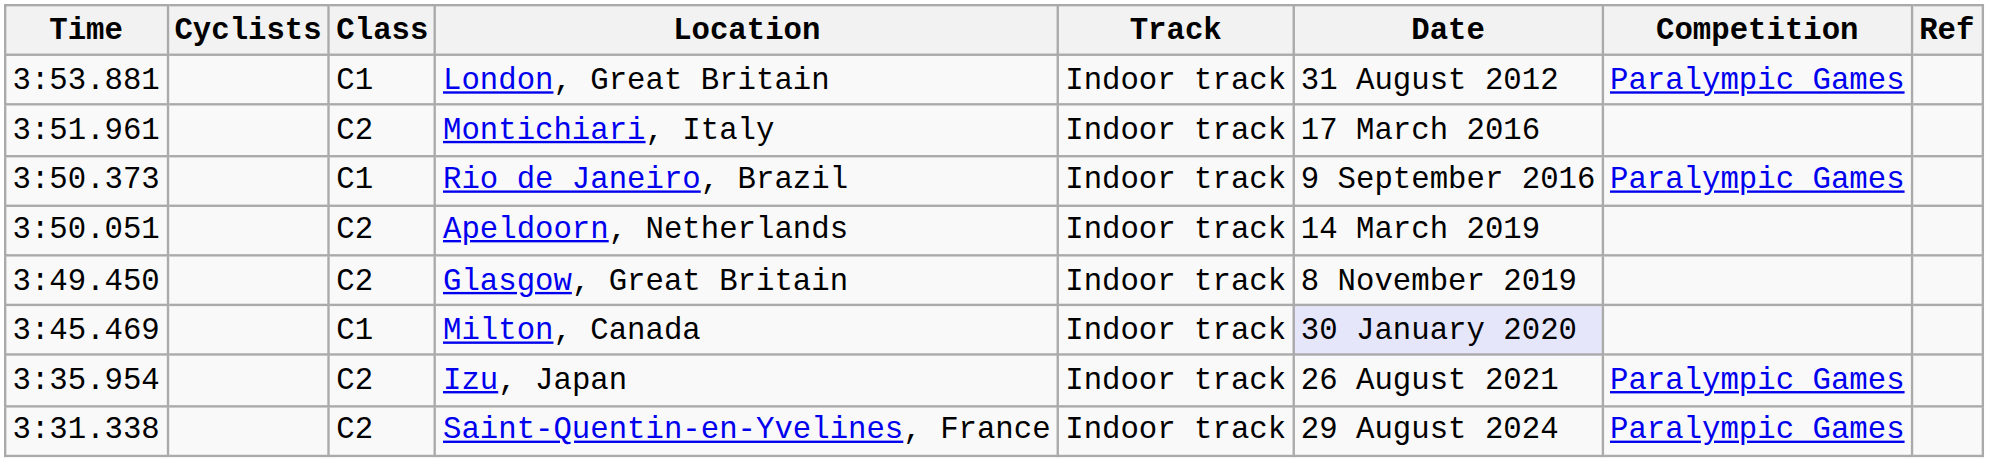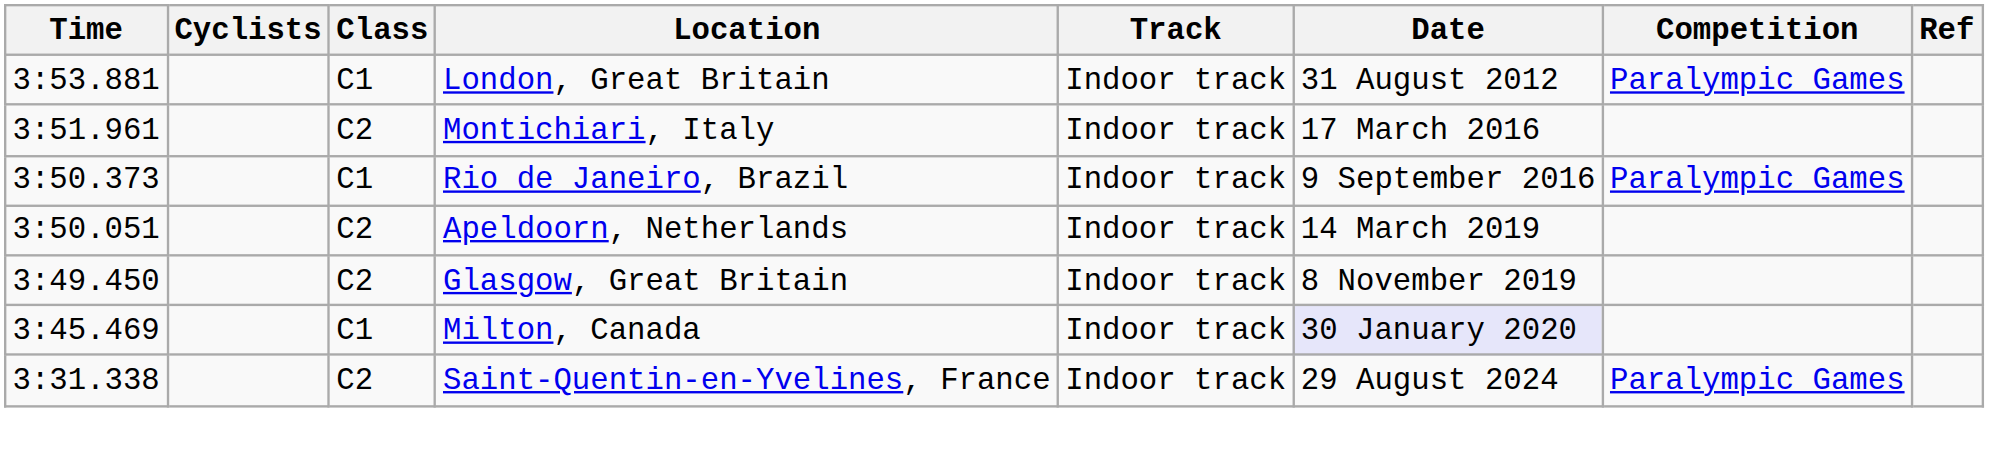- row: (535, 380)
